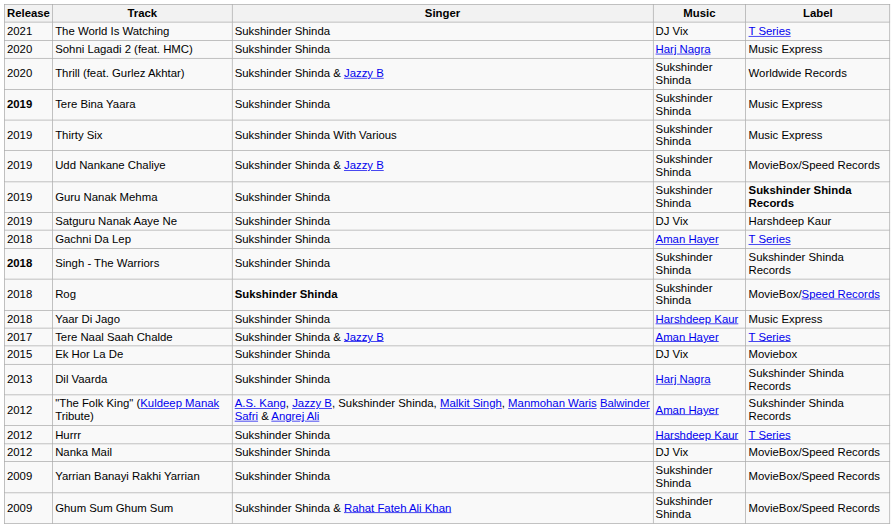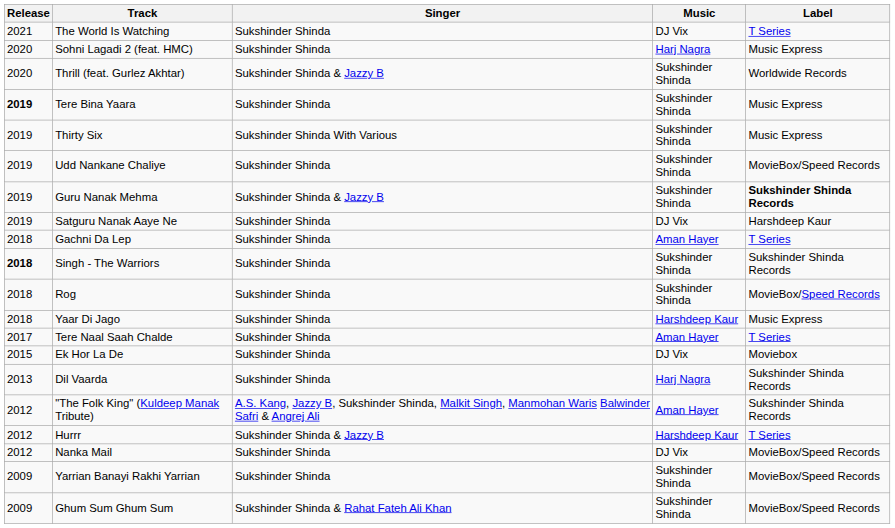(309, 166) Sukshinder Shinda & Jazzy B -> (283, 166) Sukshinder Shinda
(282, 197) Sukshinder Shinda -> (309, 197) Sukshinder Shinda & Jazzy B
(286, 294) bold -> (283, 294) normal
(309, 337) Sukshinder Shinda & Jazzy B -> (283, 337) Sukshinder Shinda
(282, 434) Sukshinder Shinda -> (309, 434) Sukshinder Shinda & Jazzy B
